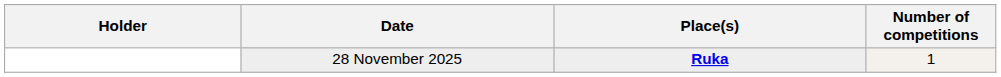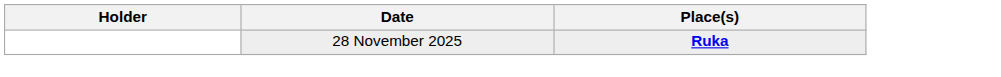- column: (931, 25)
